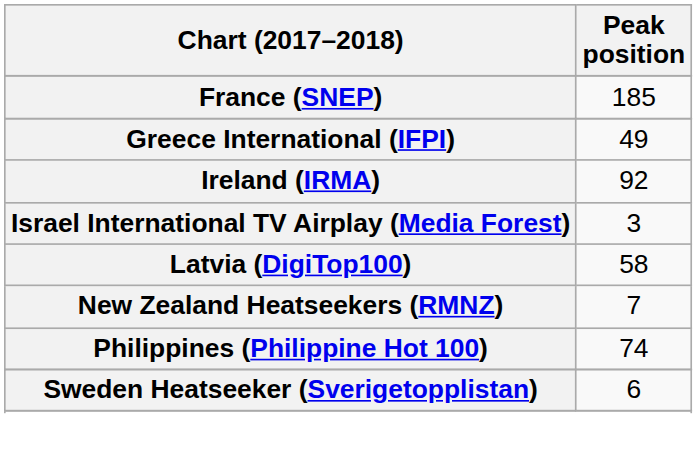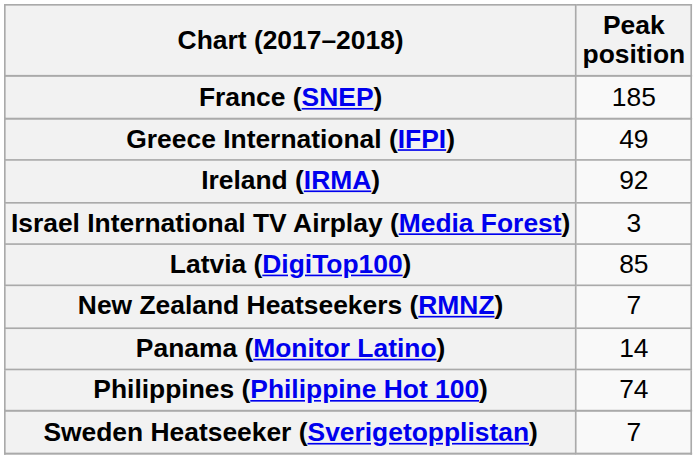(634, 264) 58 -> (634, 264) 85
+ row: (291, 348)
(634, 390) 6 -> (634, 431) 7
